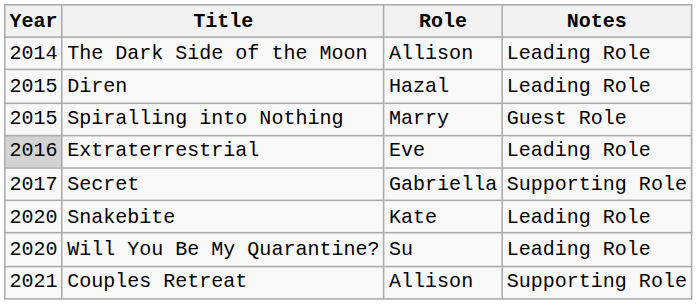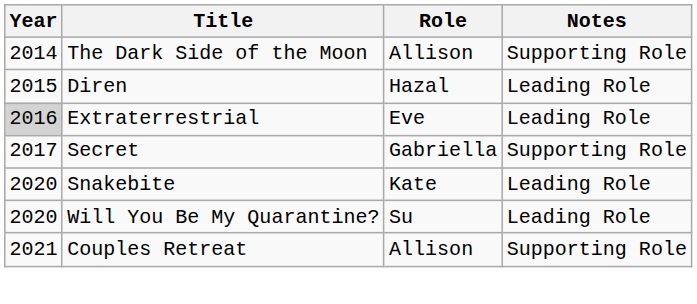(579, 54) Leading Role -> (597, 54) Supporting Role
- row: (205, 119)
